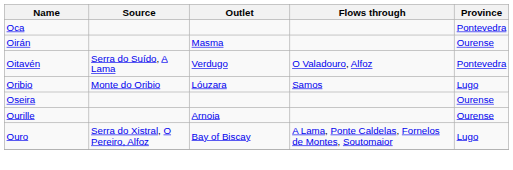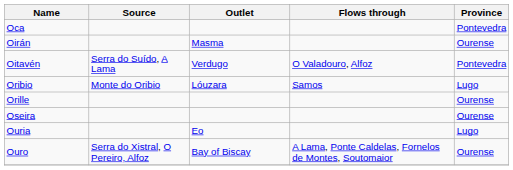+ row: (18, 100)
+ row: (18, 131)
- row: (21, 115)
(467, 136) Lugo -> (475, 152) Ourense
